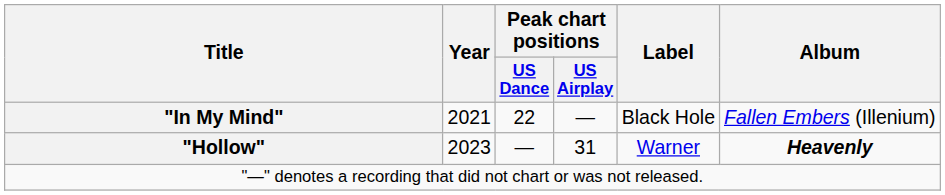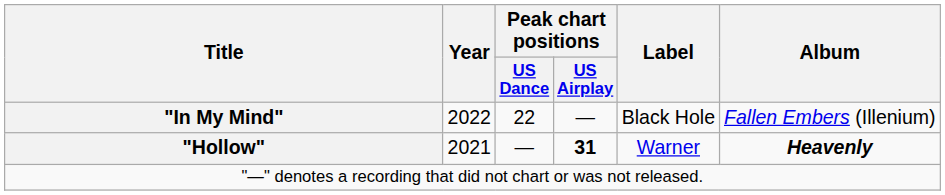(469, 117) 2021 -> (469, 117) 2022
(469, 148) 2023 -> (469, 148) 2021
(585, 148) normal -> (585, 148) bold
